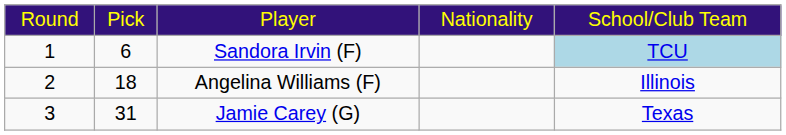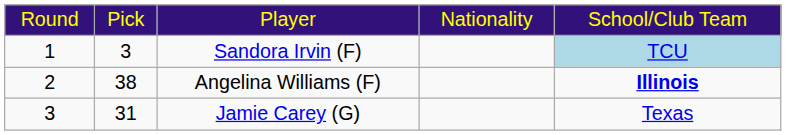(126, 51) 6 -> (126, 51) 3
(126, 82) 18 -> (126, 82) 38
(668, 82) normal -> (668, 82) bold
